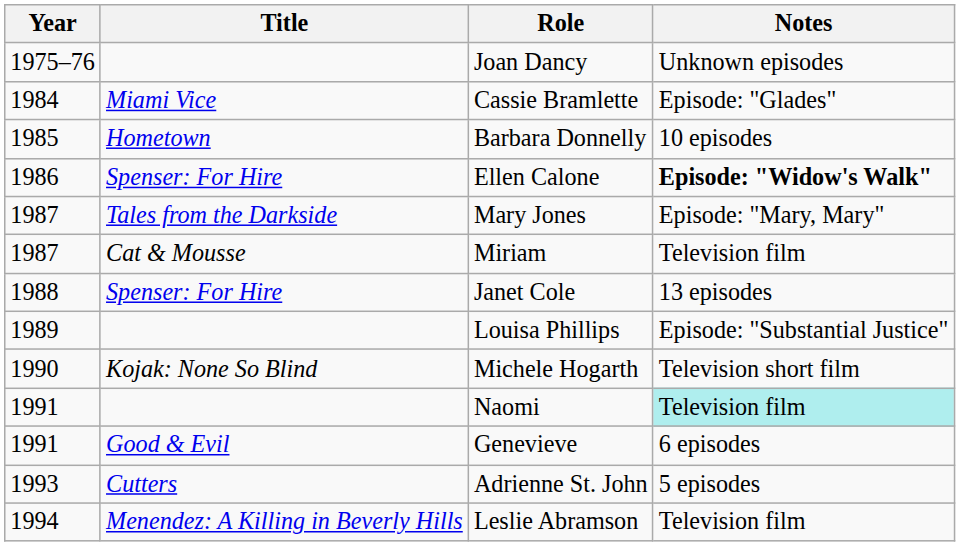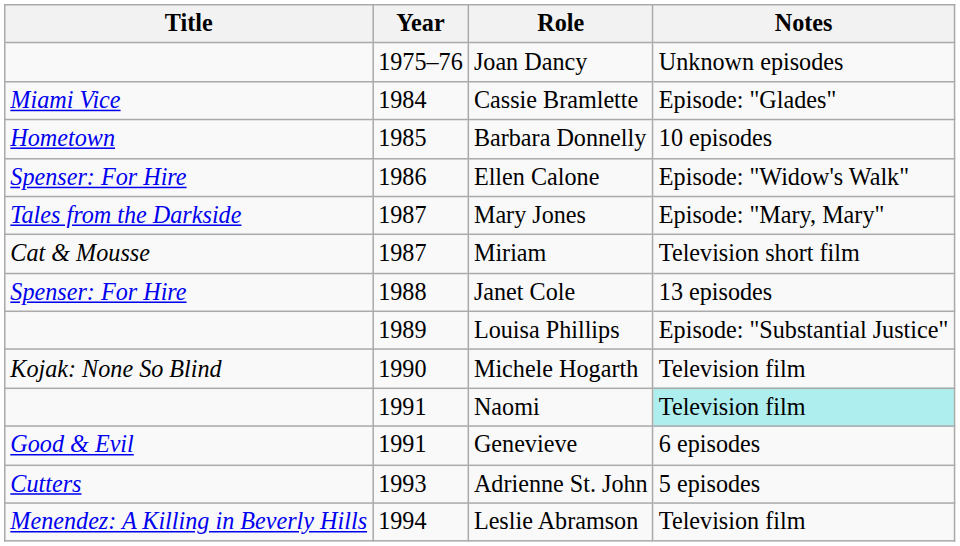columns swapped: (53, 23) <-> (284, 23)
(795, 176) bold -> (784, 176) normal
(732, 253) Television film -> (759, 253) Television short film
(759, 368) Television short film -> (732, 368) Television film
